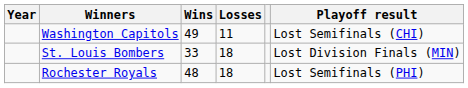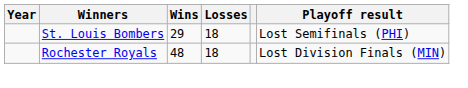- row: (110, 34)
(192, 53) 33 -> (177, 34) 29
(367, 53) Lost Division Finals (MIN) -> (335, 34) Lost Semifinals (PHI)
(349, 73) Lost Semifinals (PHI) -> (353, 53) Lost Division Finals (MIN)
